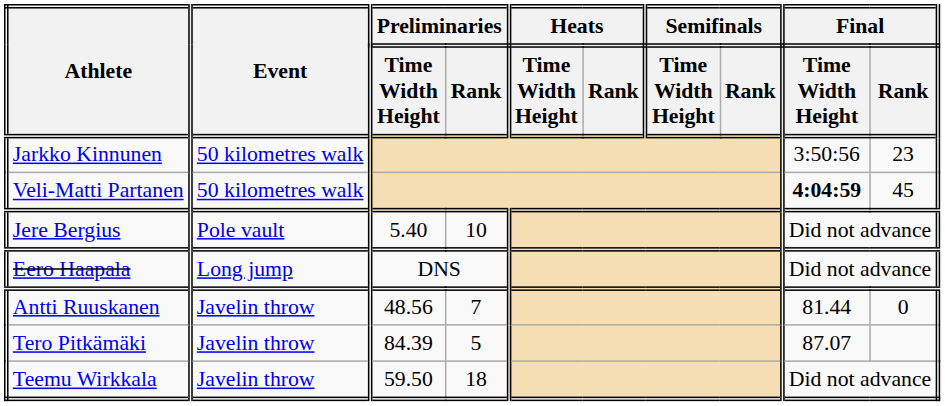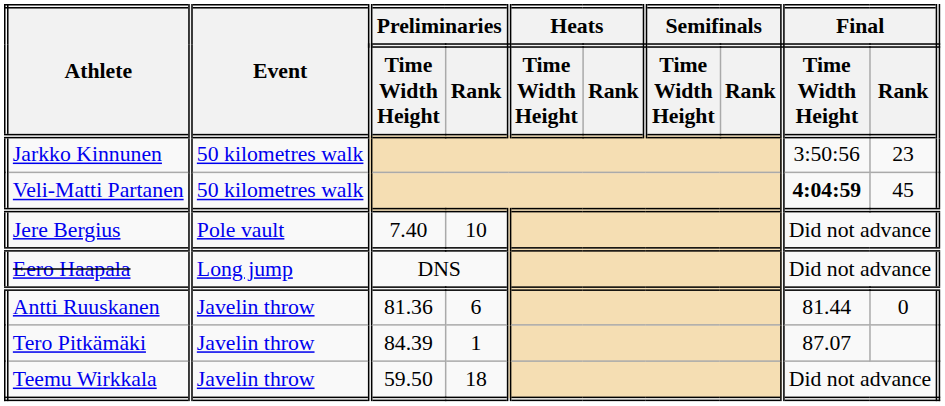(408, 229) 5.40 -> (408, 229) 7.40
(408, 307) 48.56 -> (408, 307) 81.36
(476, 307) 7 -> (476, 307) 6
(476, 343) 5 -> (476, 343) 1
